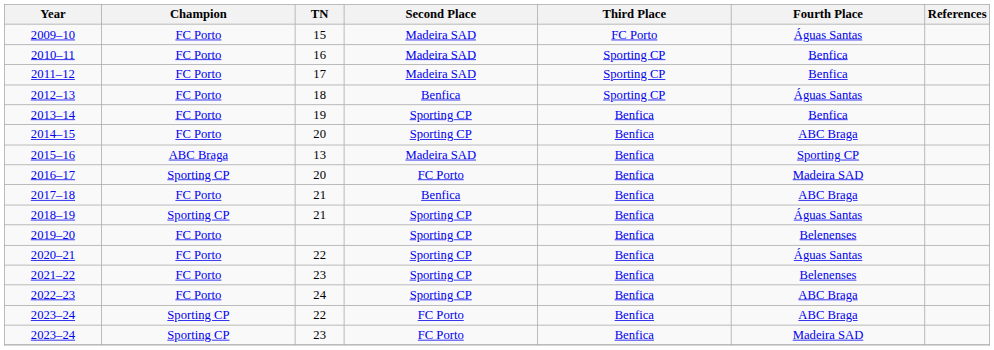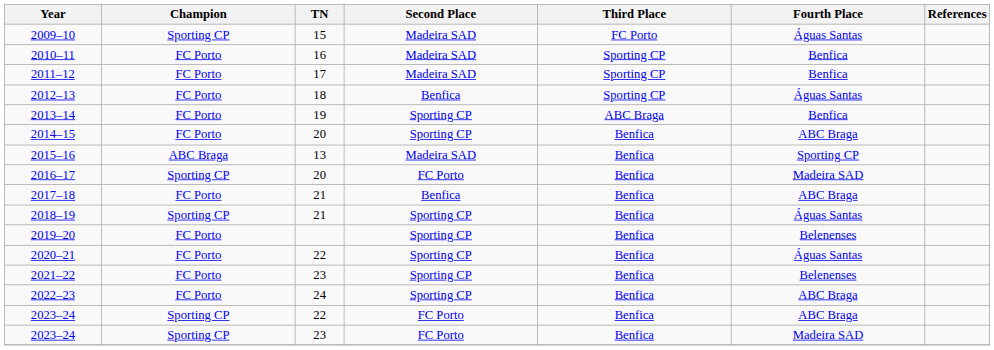(198, 34) FC Porto -> (198, 34) Sporting CP
(634, 114) Benfica -> (634, 114) ABC Braga
